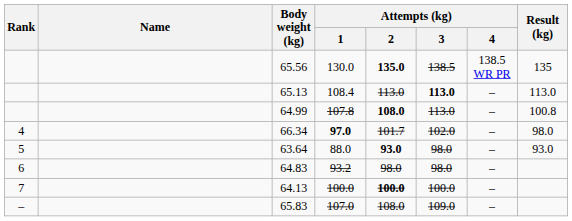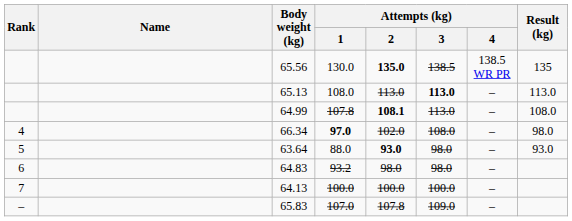(341, 92) 108.4 -> (341, 92) 108.0
(391, 111) 108.0 -> (391, 111) 108.1
(543, 111) 100.8 -> (543, 111) 108.0
(391, 130) 101.7 -> (391, 130) 102.0
(442, 130) 102.0 -> (442, 130) 108.0
(391, 187) bold -> (391, 187) normal
(391, 206) 108.0 -> (391, 206) 107.8
